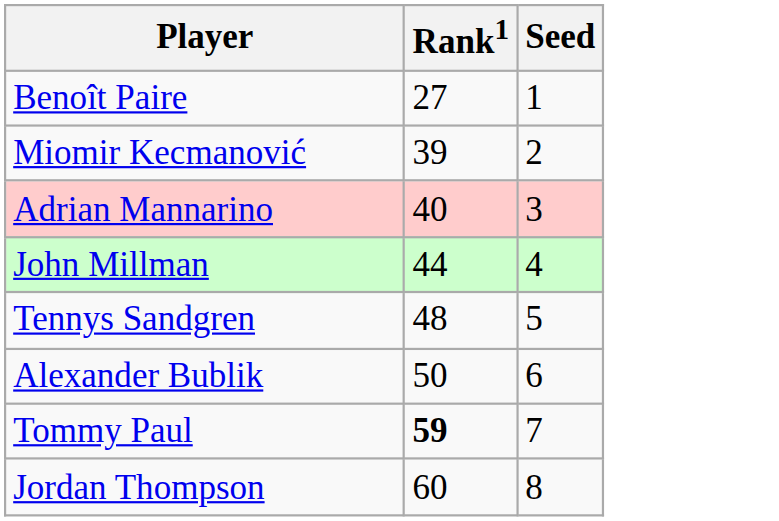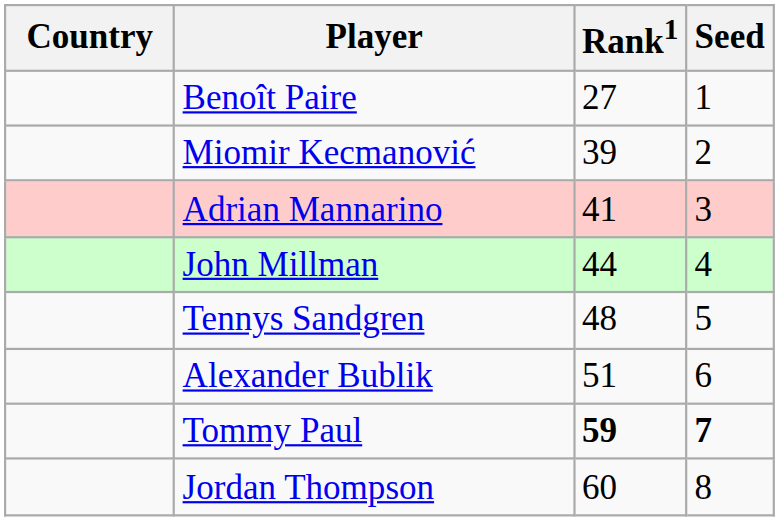+ column: (90, 37)
(430, 208) 40 -> (600, 208) 41
(430, 375) 50 -> (600, 375) 51
(534, 430) normal -> (703, 430) bold
